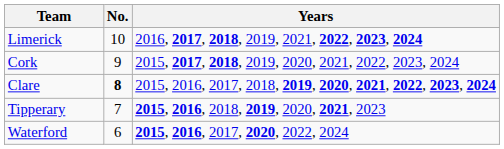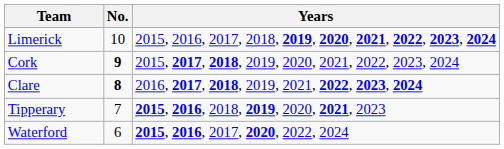(279, 39) 2016, 2017, 2018, 2019, 2021, 2022, 2023, 2024 -> (316, 39) 2015, 2016, 2017, 2018, 2019, 2020, 2021, 2022, 2023, 2024
(118, 62) normal -> (118, 62) bold
(316, 86) 2015, 2016, 2017, 2018, 2019, 2020, 2021, 2022, 2023, 2024 -> (279, 86) 2016, 2017, 2018, 2019, 2021, 2022, 2023, 2024
